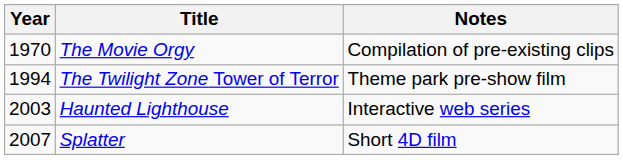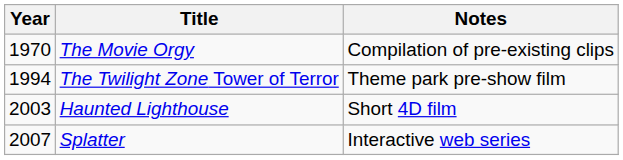(439, 109) Interactive web series -> (402, 109) Short 4D film
(402, 139) Short 4D film -> (439, 139) Interactive web series
